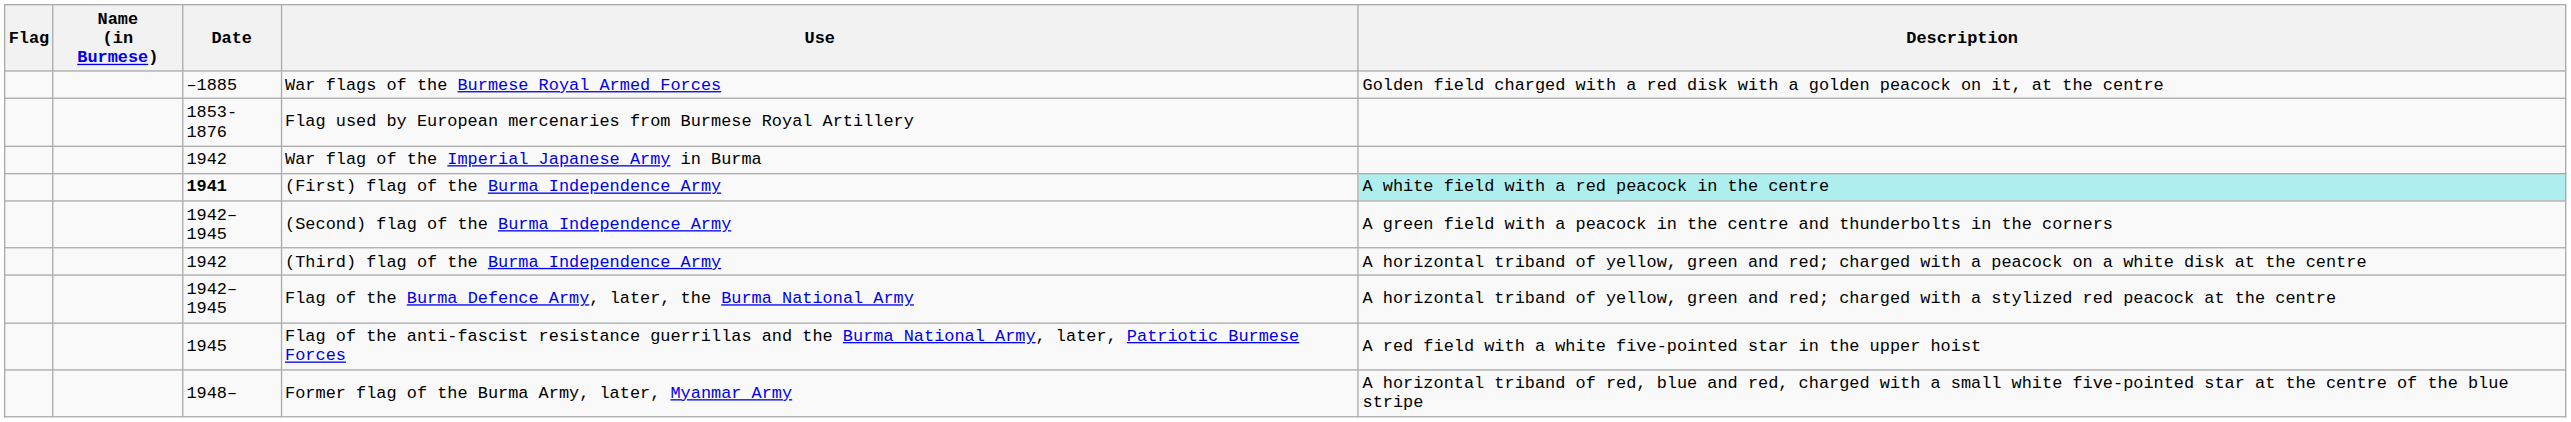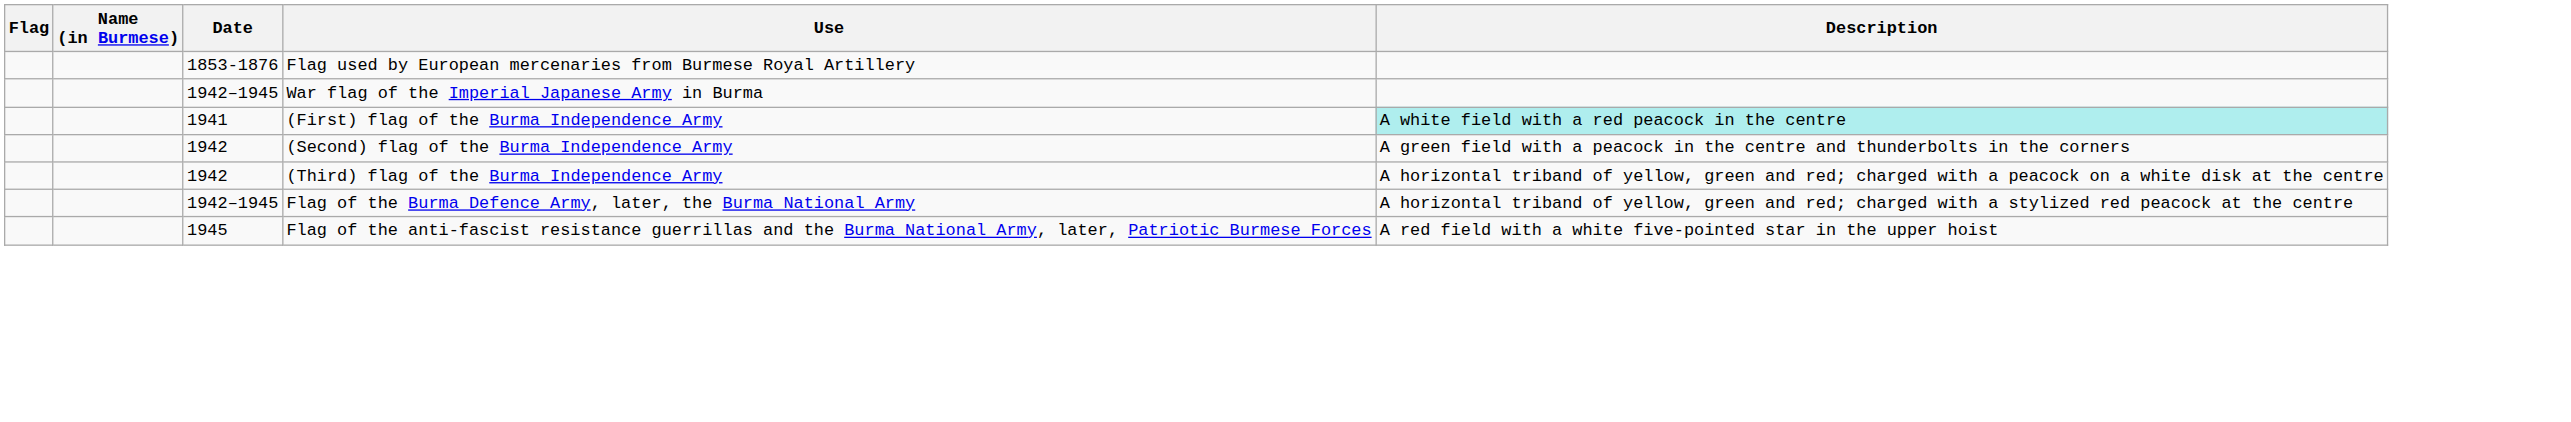- row: (503, 85)
(207, 160) 1942 -> (233, 93) 1942–1945
(207, 187) bold -> (207, 121) normal
(212, 224) 1942–1945 -> (207, 148) 1942
- row: (539, 393)
